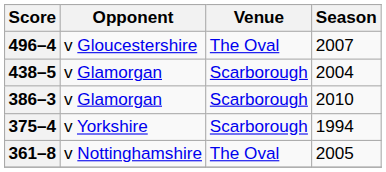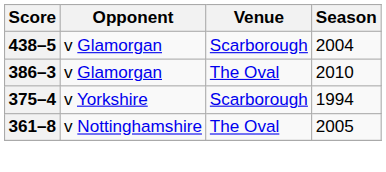- row: (32, 45)
(259, 99) Scarborough -> (245, 72) The Oval
